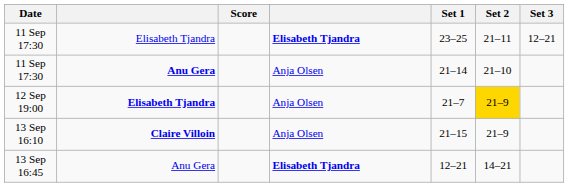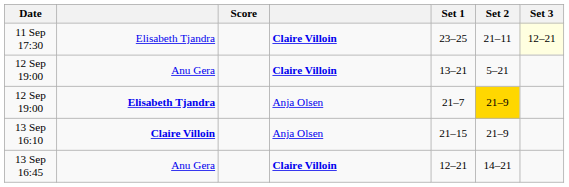(316, 39) Elisabeth Tjandra -> (305, 39) Claire Villoin
(542, 39) no background -> (542, 39) lightyellow background
- row: (30, 71)
+ row: (30, 71)
(316, 166) Elisabeth Tjandra -> (305, 166) Claire Villoin
